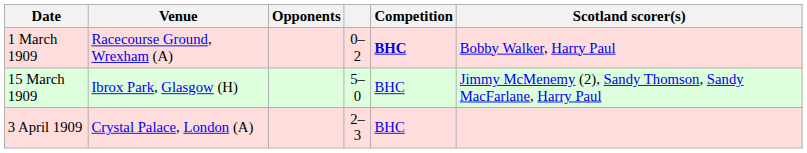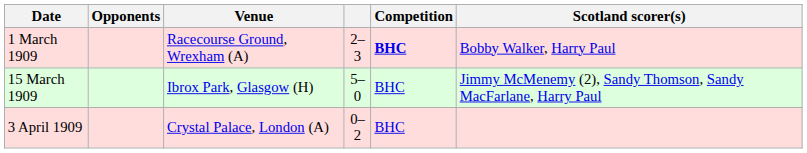columns swapped: (178, 16) <-> (306, 16)
(358, 47) 0–2 -> (358, 47) 2–3
(358, 127) 2–3 -> (358, 127) 0–2
